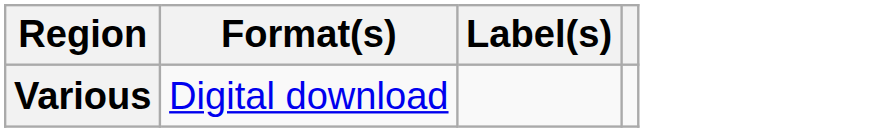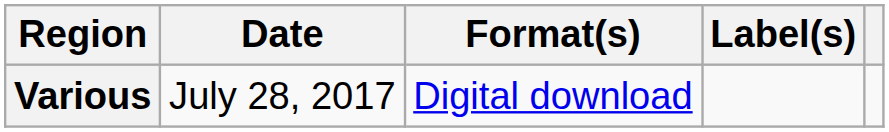+ column: (282, 34)
